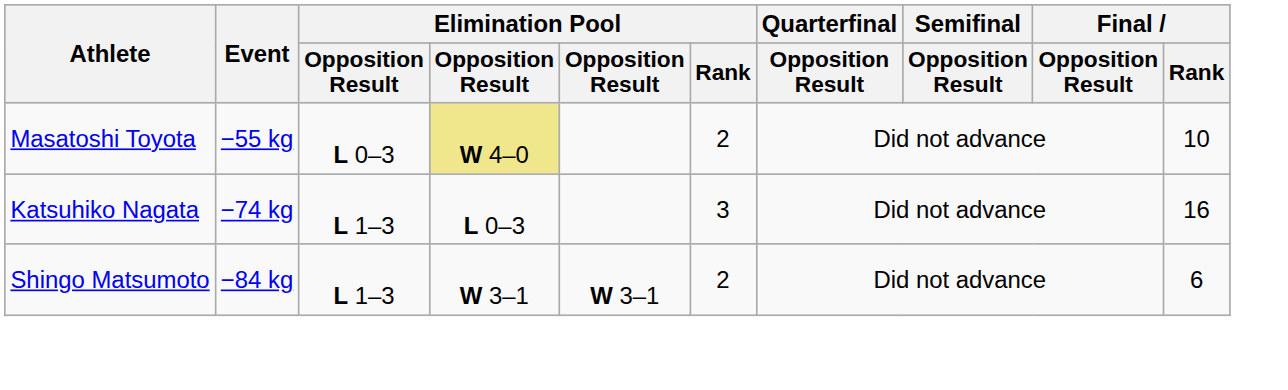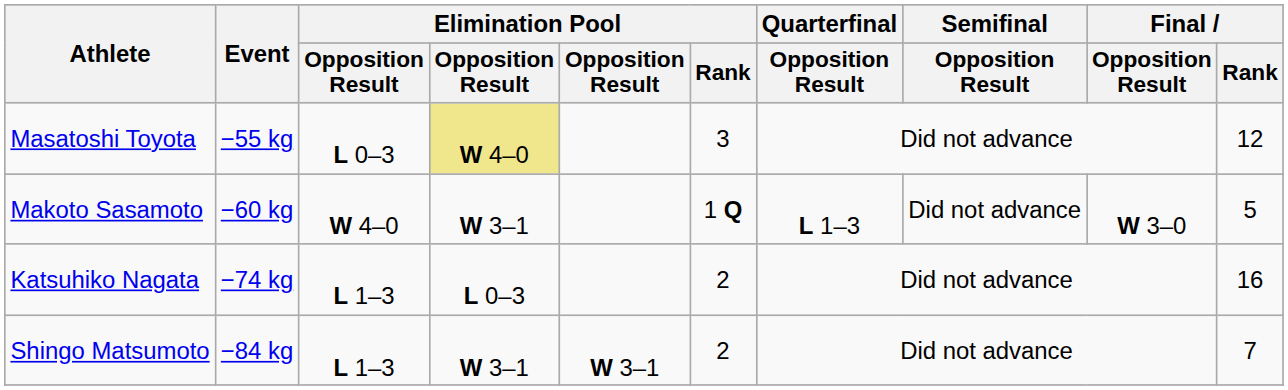(723, 139) 2 -> (723, 139) 3
(1197, 139) 10 -> (1250, 139) 12
+ row: (107, 209)
(723, 209) 3 -> (723, 280) 2
(1197, 280) 6 -> (1250, 351) 7
